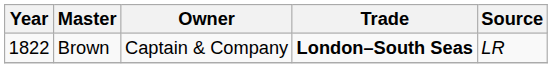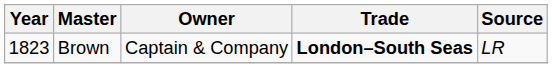(29, 47) 1822 -> (29, 47) 1823
